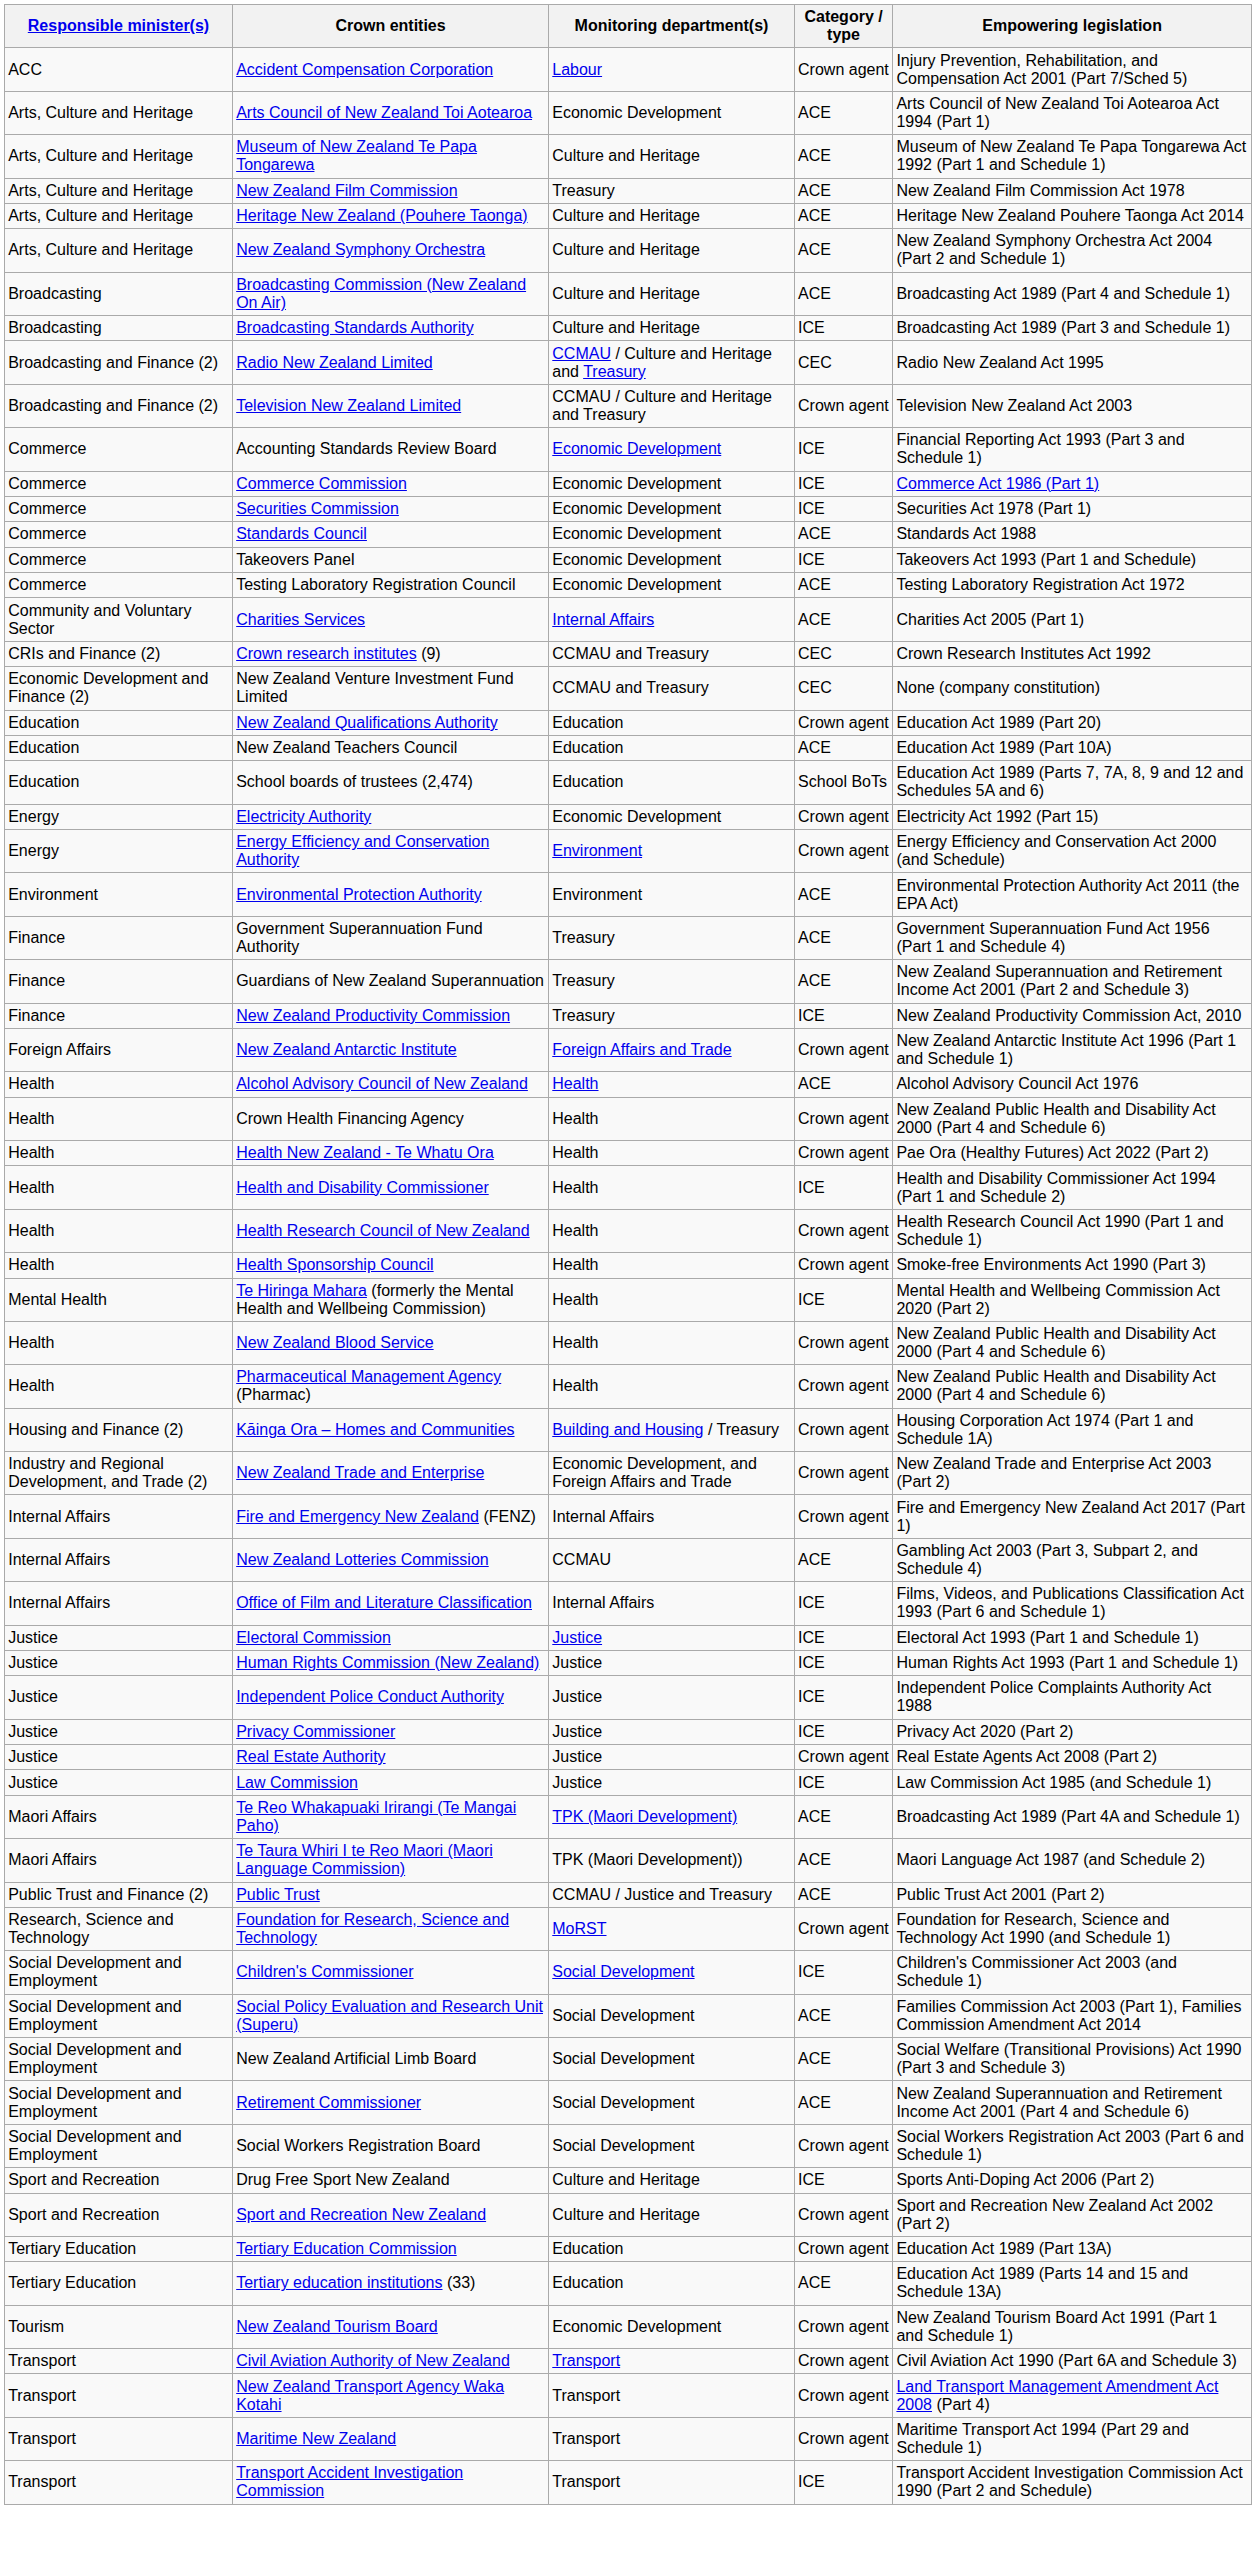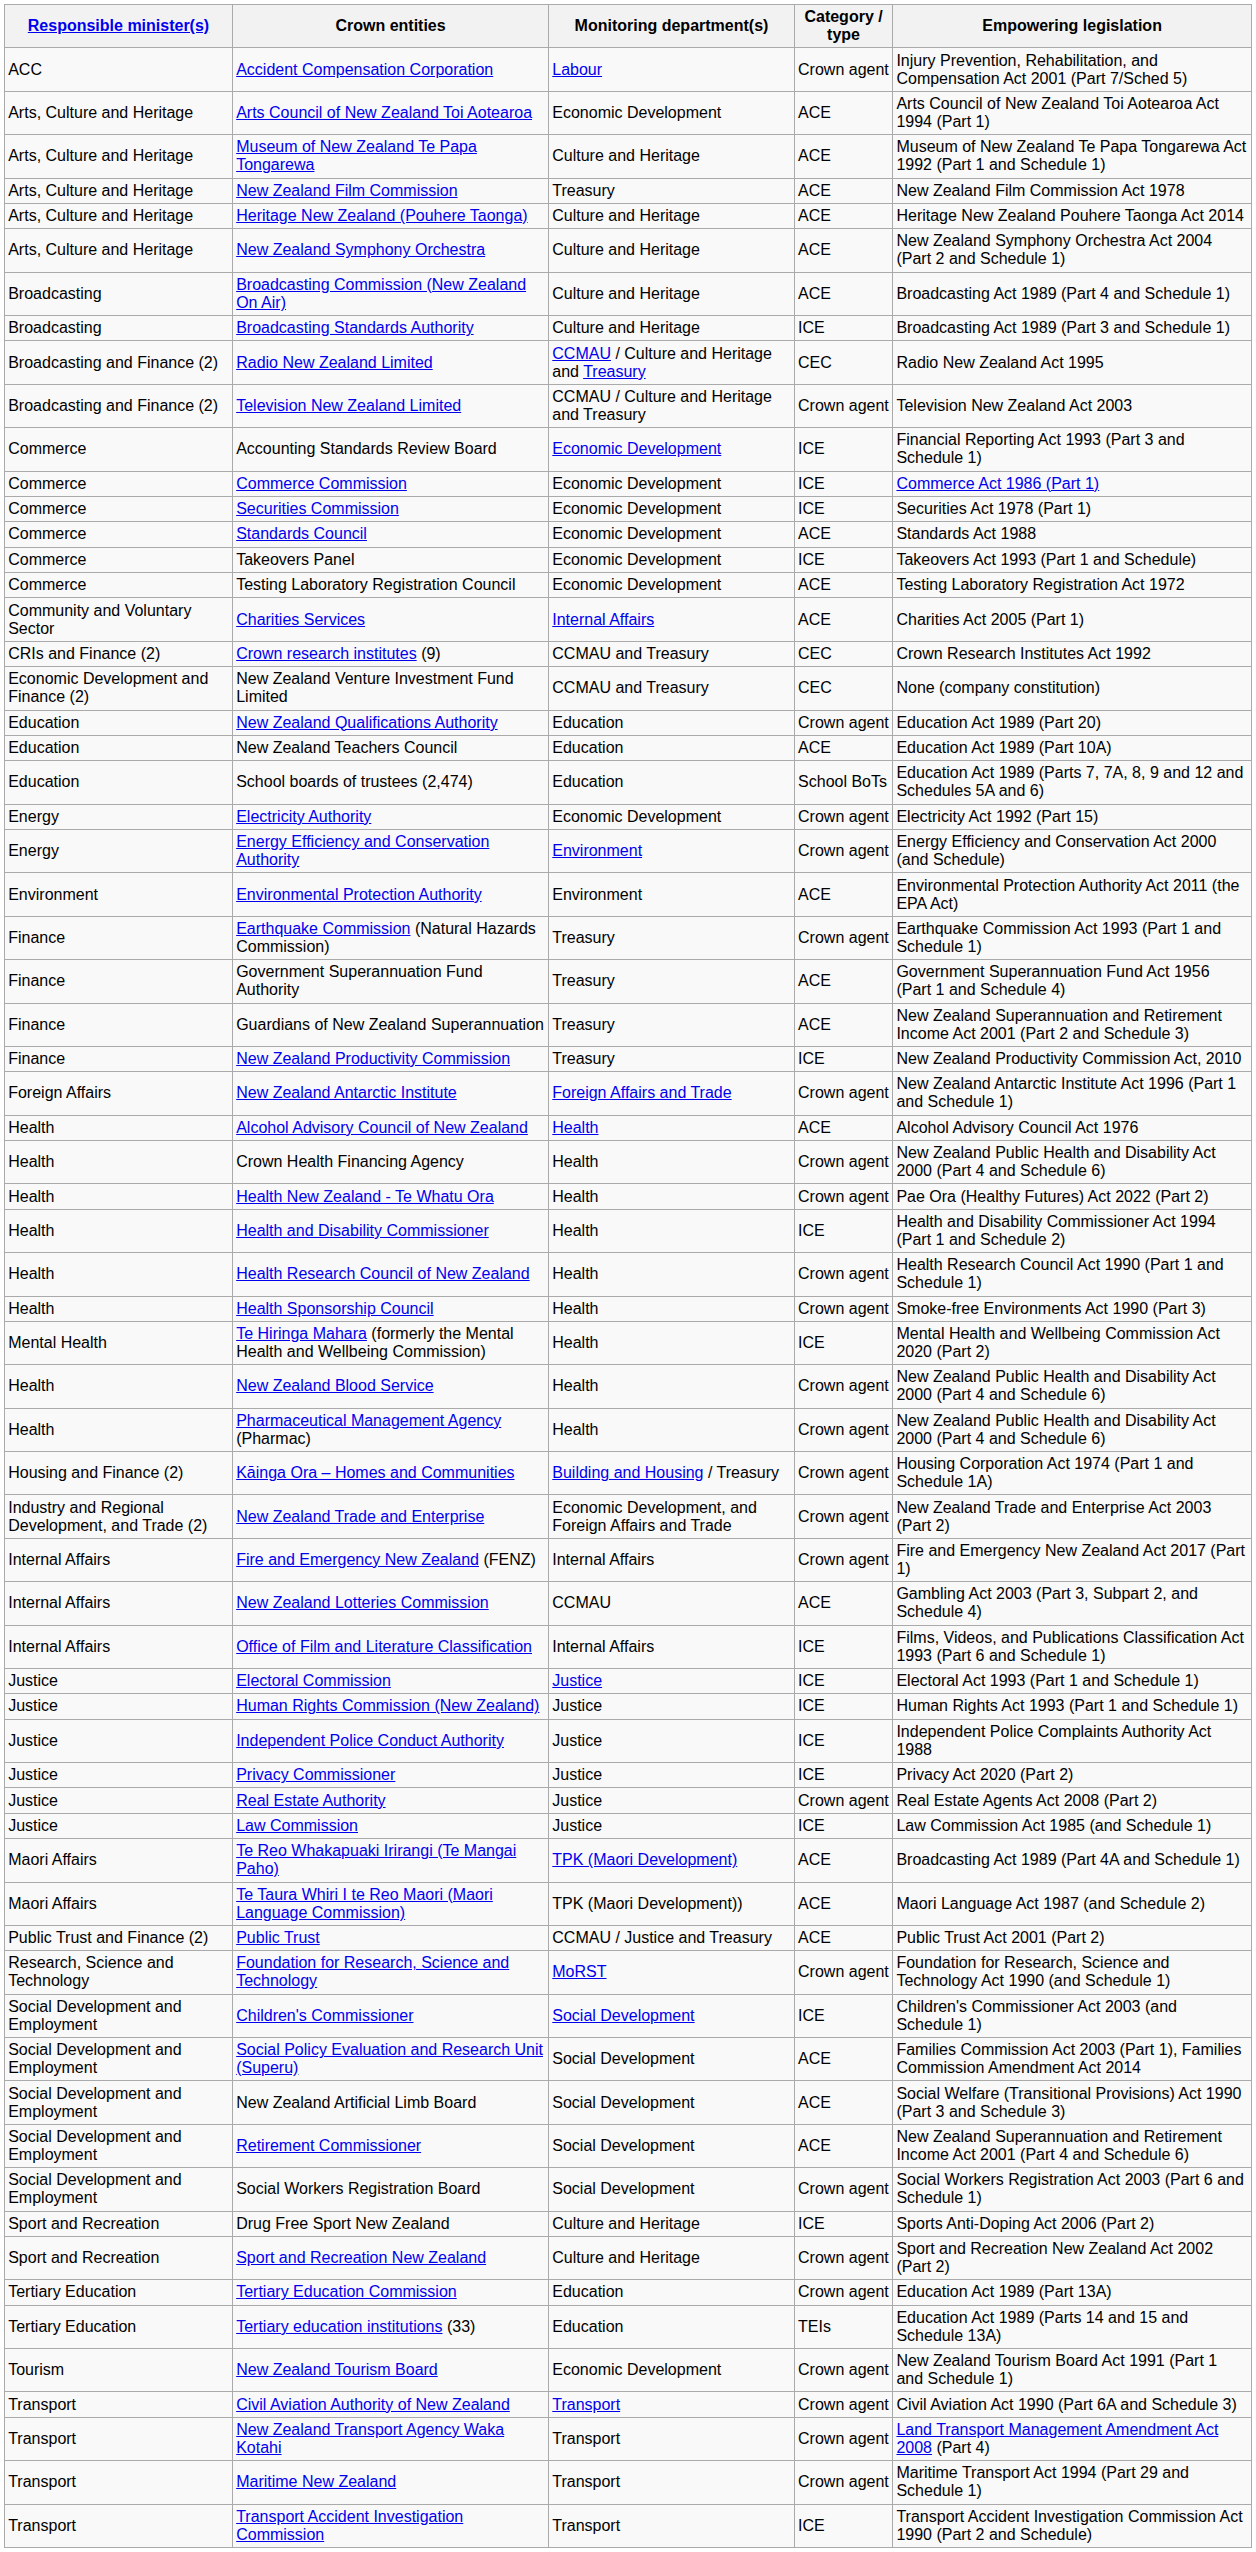+ row: (386, 937)
(815, 2283) ACE -> (815, 2326) TEIs
